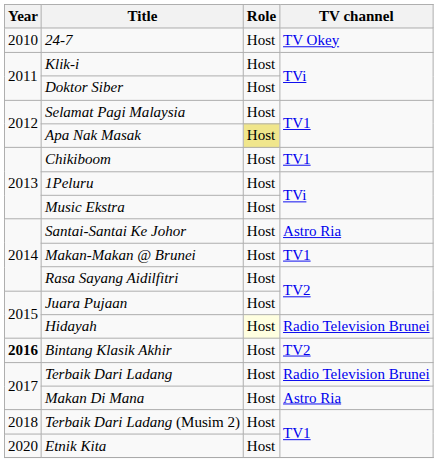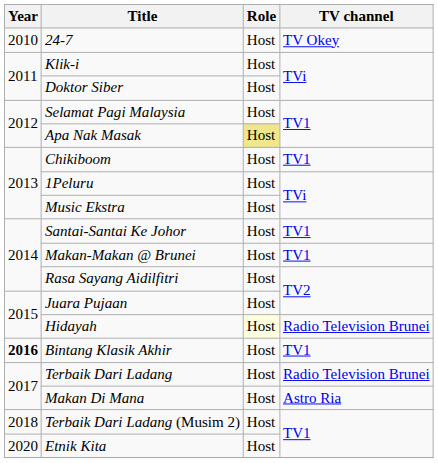(312, 231) Astro Ria -> (297, 231) TV1
(297, 350) TV2 -> (297, 350) TV1
